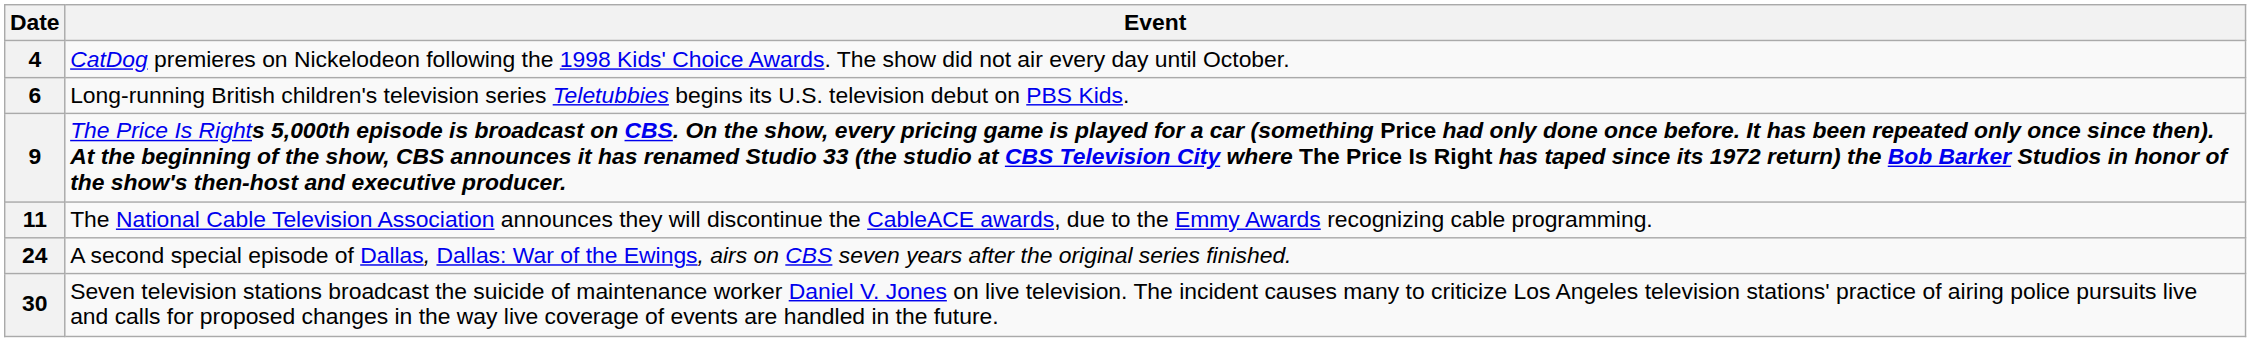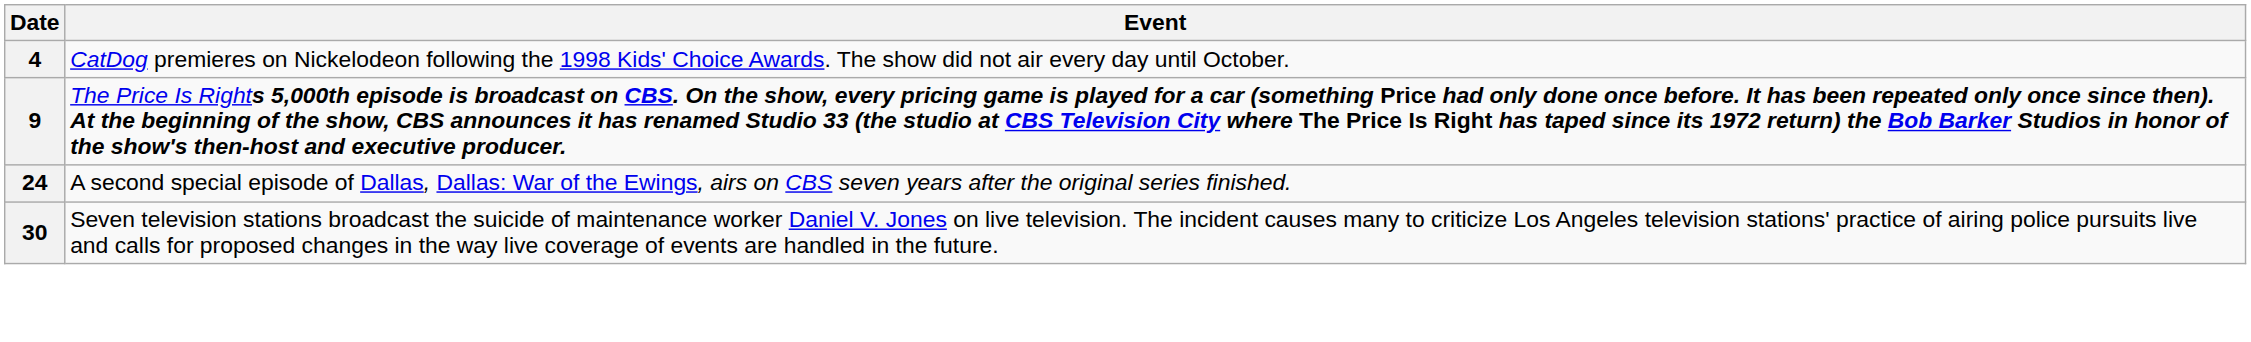- row: (35, 95)
- row: (35, 219)
